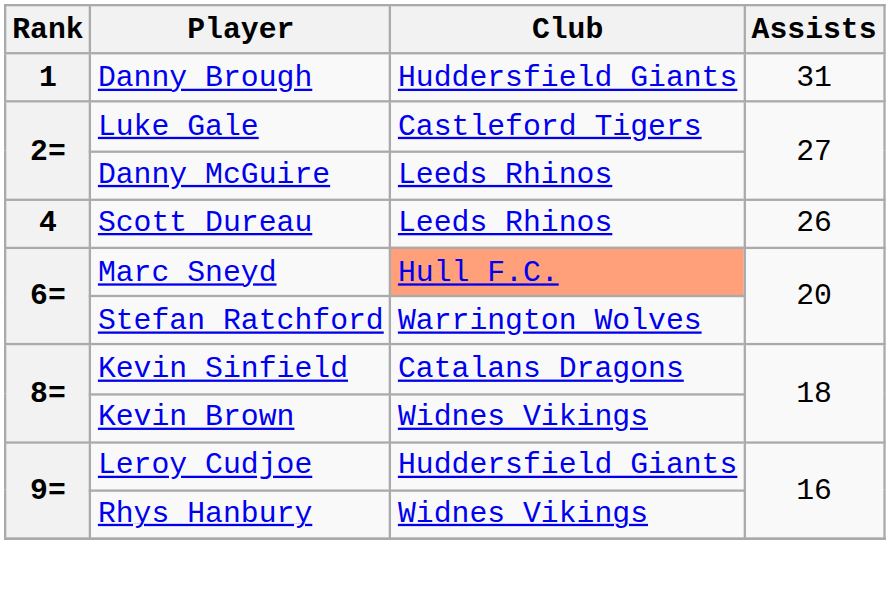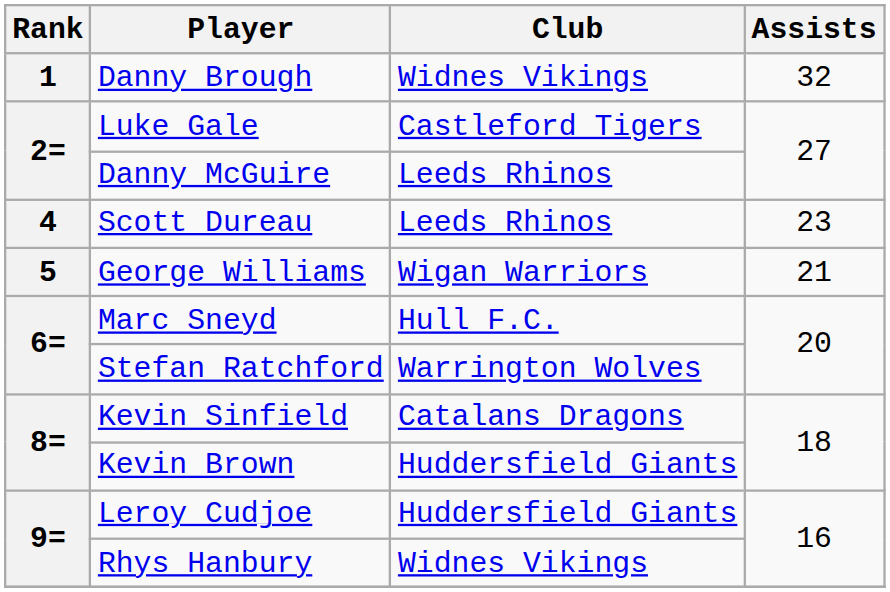(568, 78) Huddersfield Giants -> (523, 78) Widnes Vikings
(814, 78) 31 -> (814, 78) 32
(814, 223) 26 -> (814, 223) 23
+ row: (232, 272)
(478, 272) lightsalmon background -> (478, 321) no background
(523, 418) Widnes Vikings -> (568, 466) Huddersfield Giants
